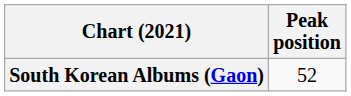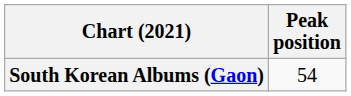(307, 74) 52 -> (307, 74) 54
